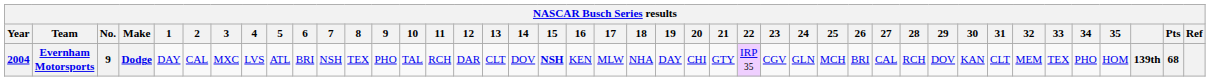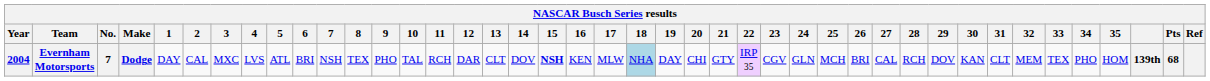(108, 59) 9 -> (108, 59) 7
(641, 59) no background -> (641, 59) lightblue background
